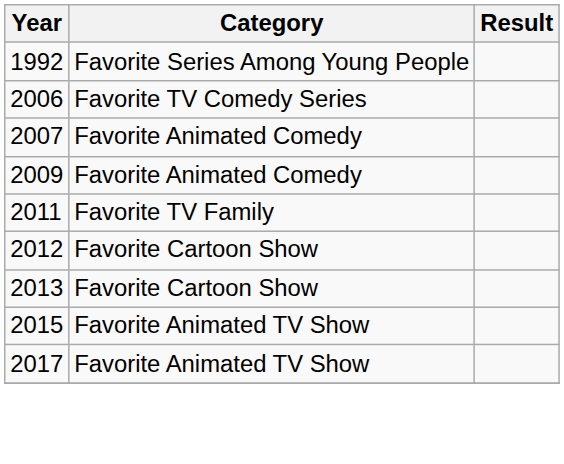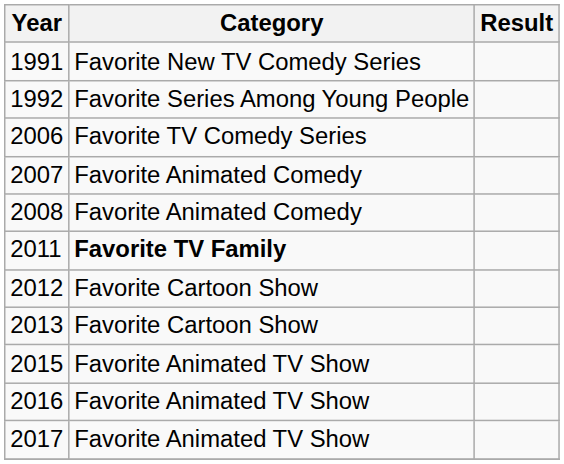+ row: (37, 61)
+ row: (37, 212)
- row: (37, 174)
(174, 212) normal -> (180, 250) bold
+ row: (37, 401)
